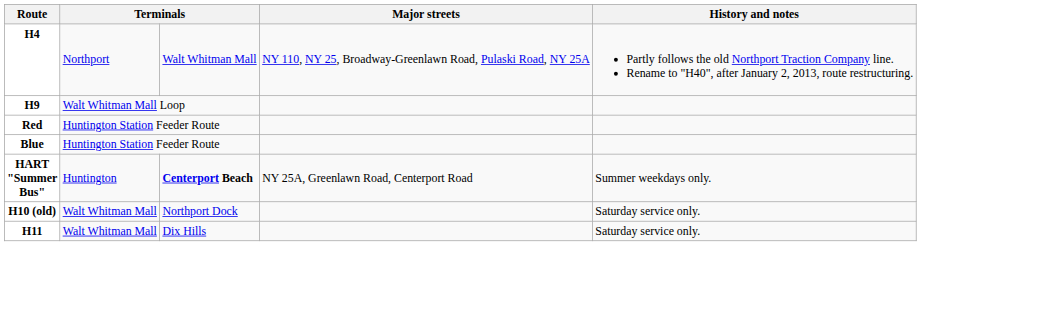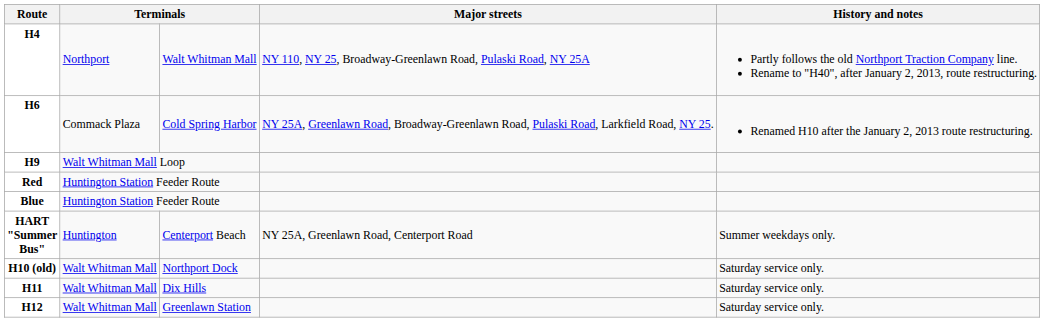+ row: (32, 105)
(208, 178) bold -> (204, 235) normal
+ row: (32, 307)
